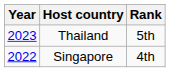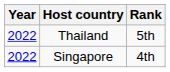(22, 35) 2023 -> (22, 35) 2022
